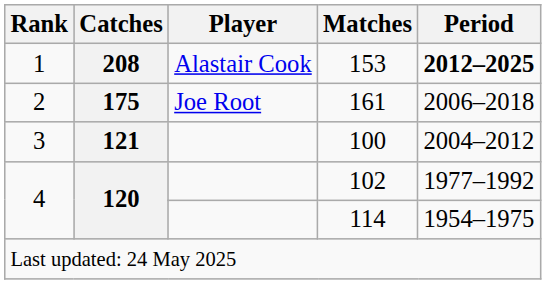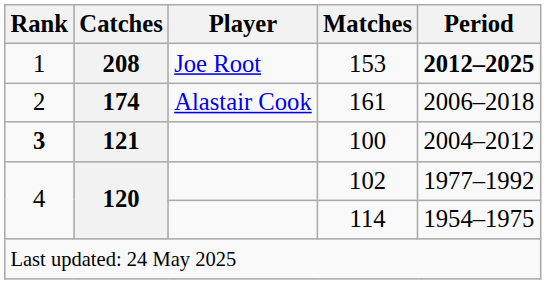(243, 63) Alastair Cook -> (218, 63) Joe Root
(121, 102) 175 -> (121, 102) 174
(218, 102) Joe Root -> (243, 102) Alastair Cook
(39, 141) normal -> (39, 141) bold
